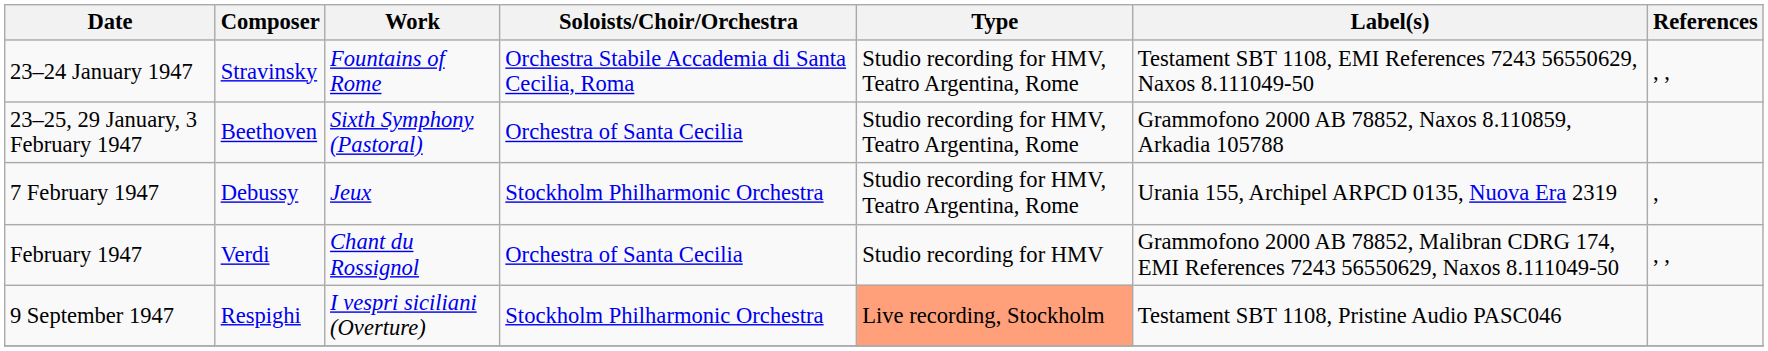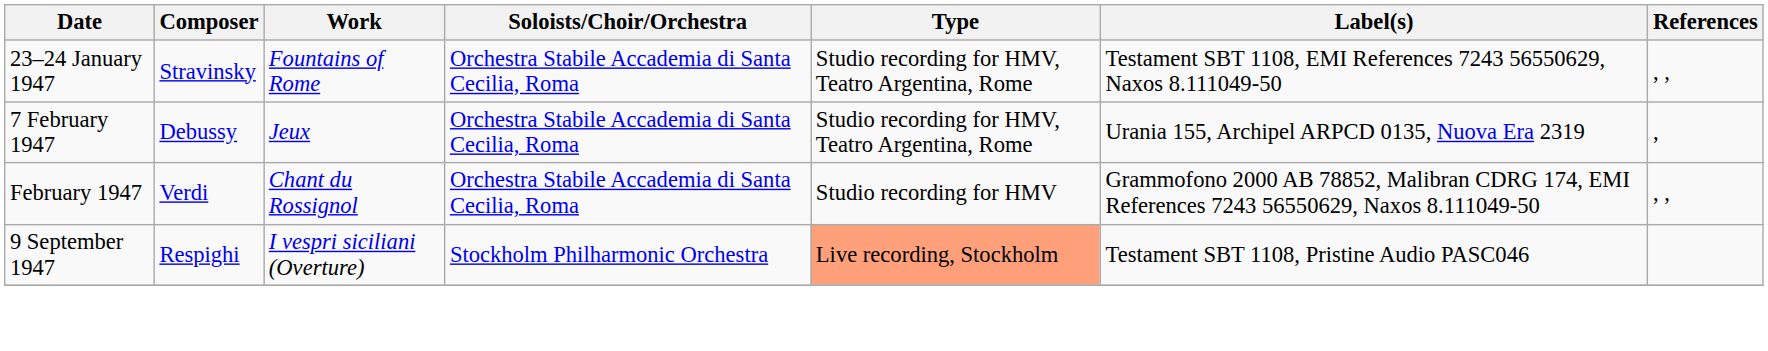- row: (103, 132)
(664, 193) Stockholm Philharmonic Orchestra -> (620, 132) Orchestra Stabile Accademia di Santa Cecilia, Roma
(624, 254) Orchestra of Santa Cecilia -> (620, 193) Orchestra Stabile Accademia di Santa Cecilia, Roma
